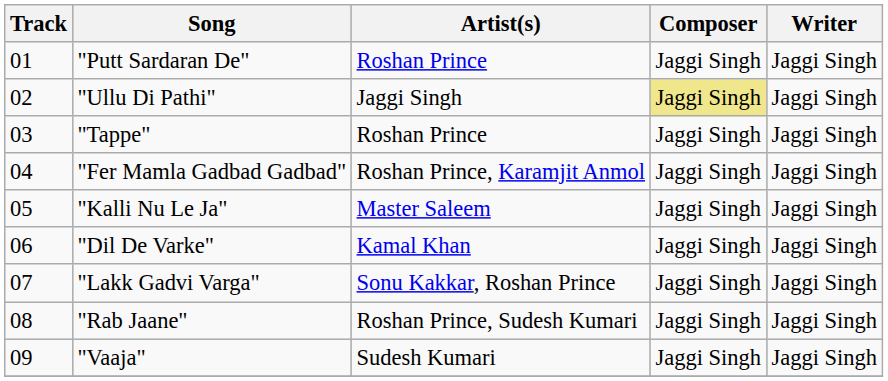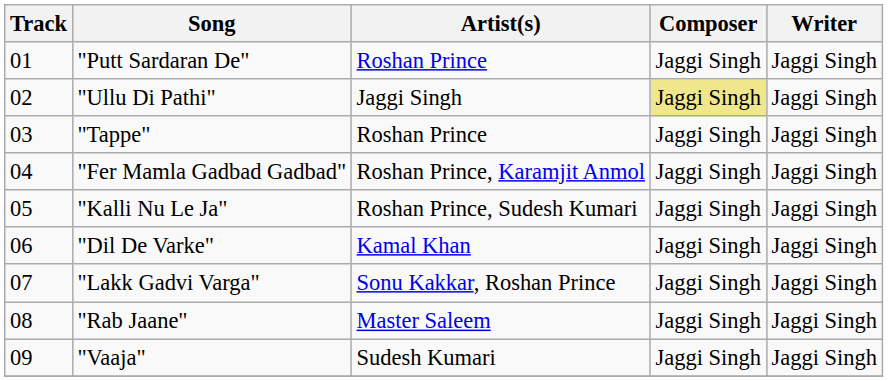(424, 208) Master Saleem -> (497, 208) Roshan Prince, Sudesh Kumari
(497, 319) Roshan Prince, Sudesh Kumari -> (424, 319) Master Saleem
